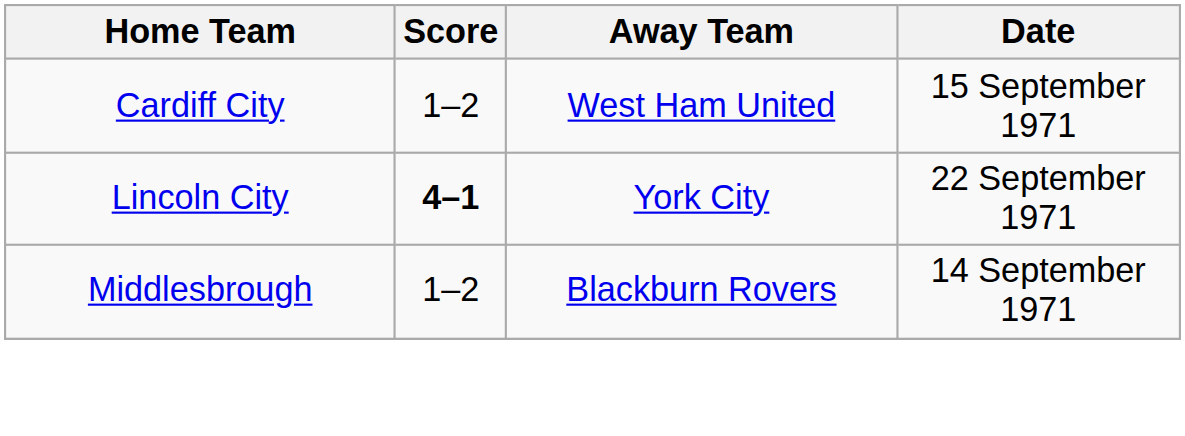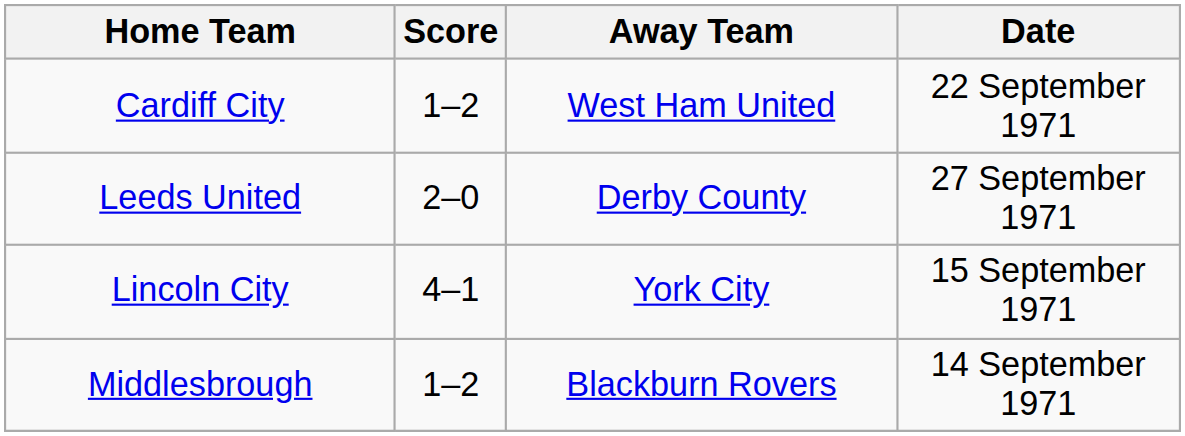(1038, 105) 15 September 1971 -> (1038, 105) 22 September 1971
+ row: (200, 198)
(451, 198) bold -> (451, 290) normal
(1038, 198) 22 September 1971 -> (1038, 290) 15 September 1971
